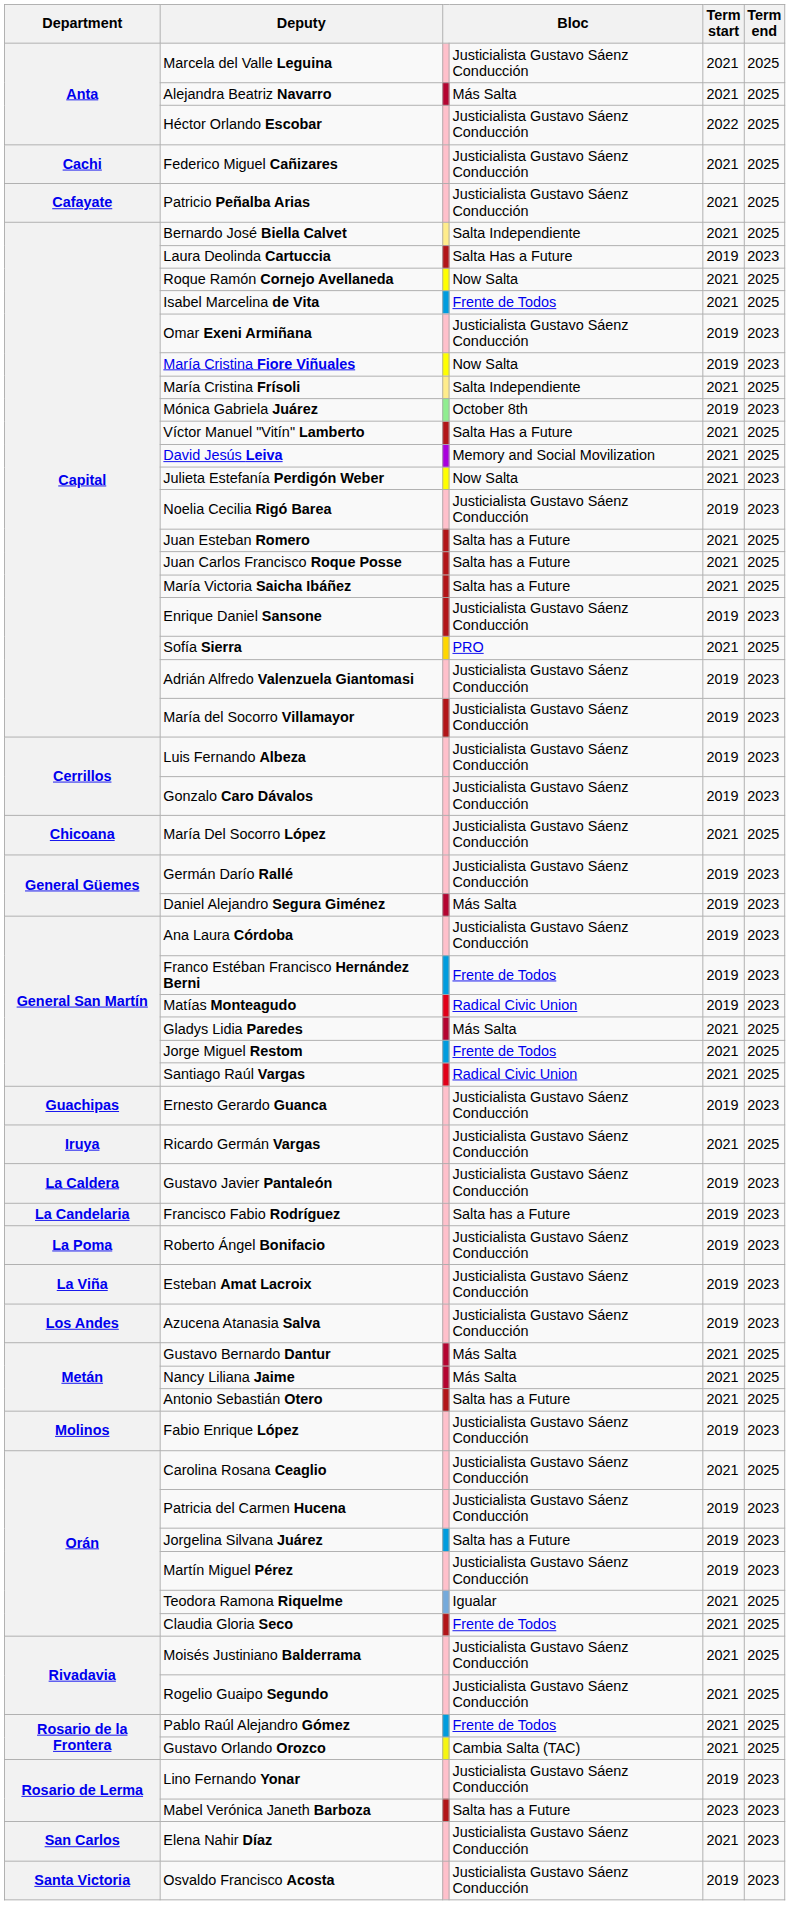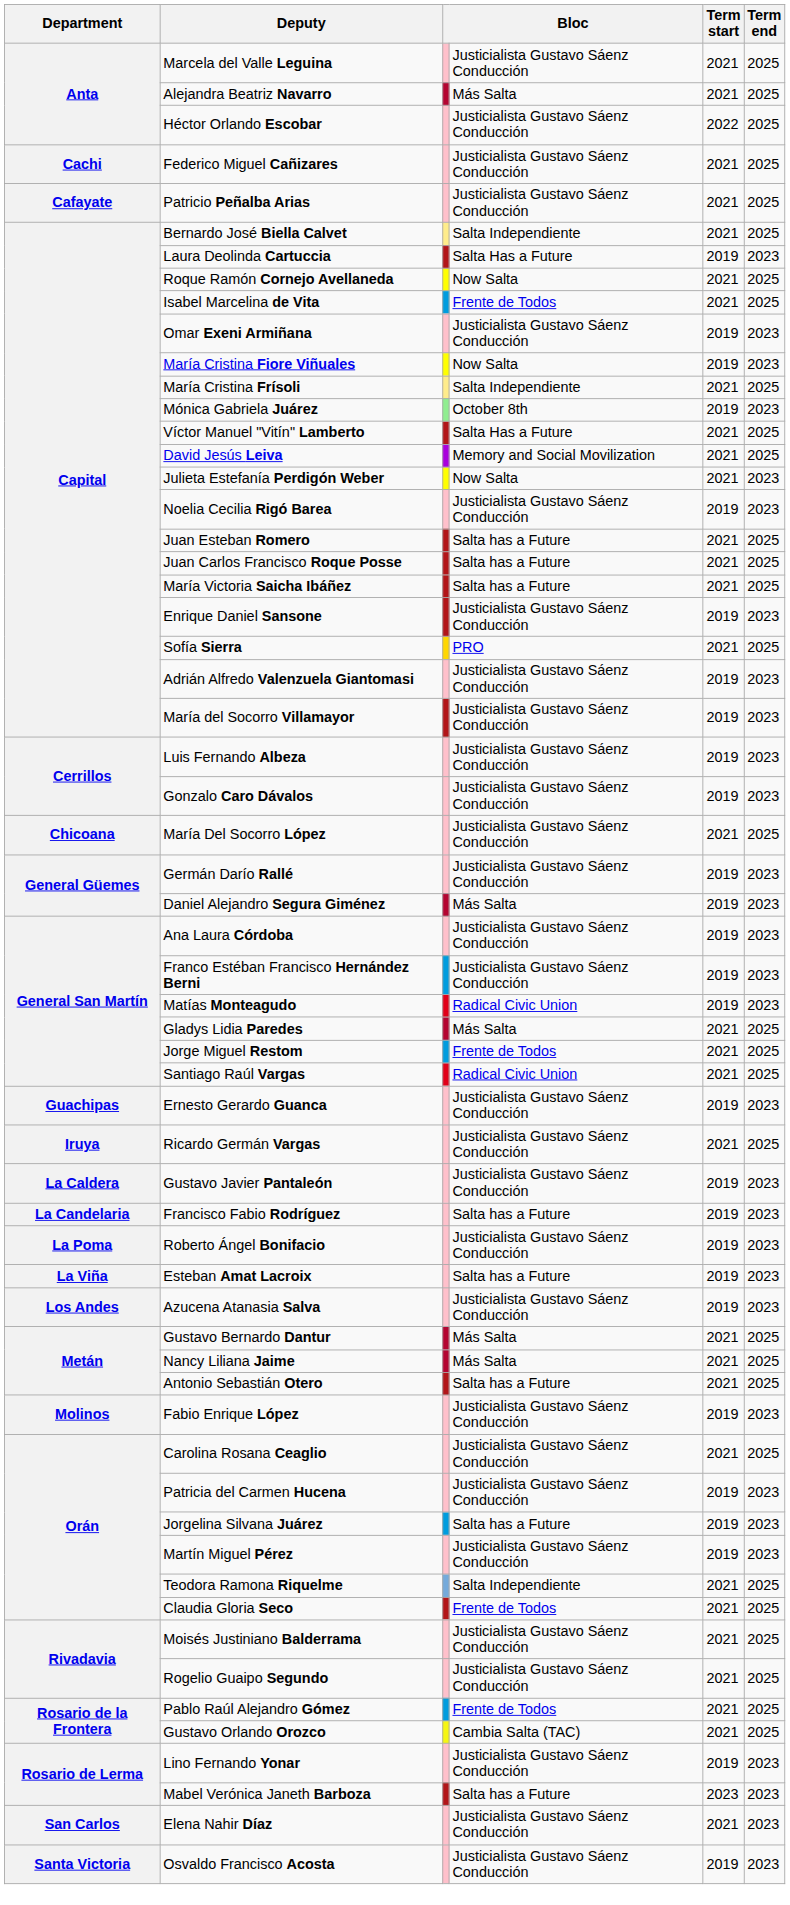(504, 974) Frente de Todos -> (541, 974) Justicialista Gustavo Sáenz Conducción
(541, 1284) Justicialista Gustavo Sáenz Conducción -> (511, 1276) Salta has a Future
(474, 1601) Igualar -> (517, 1585) Salta Independiente
